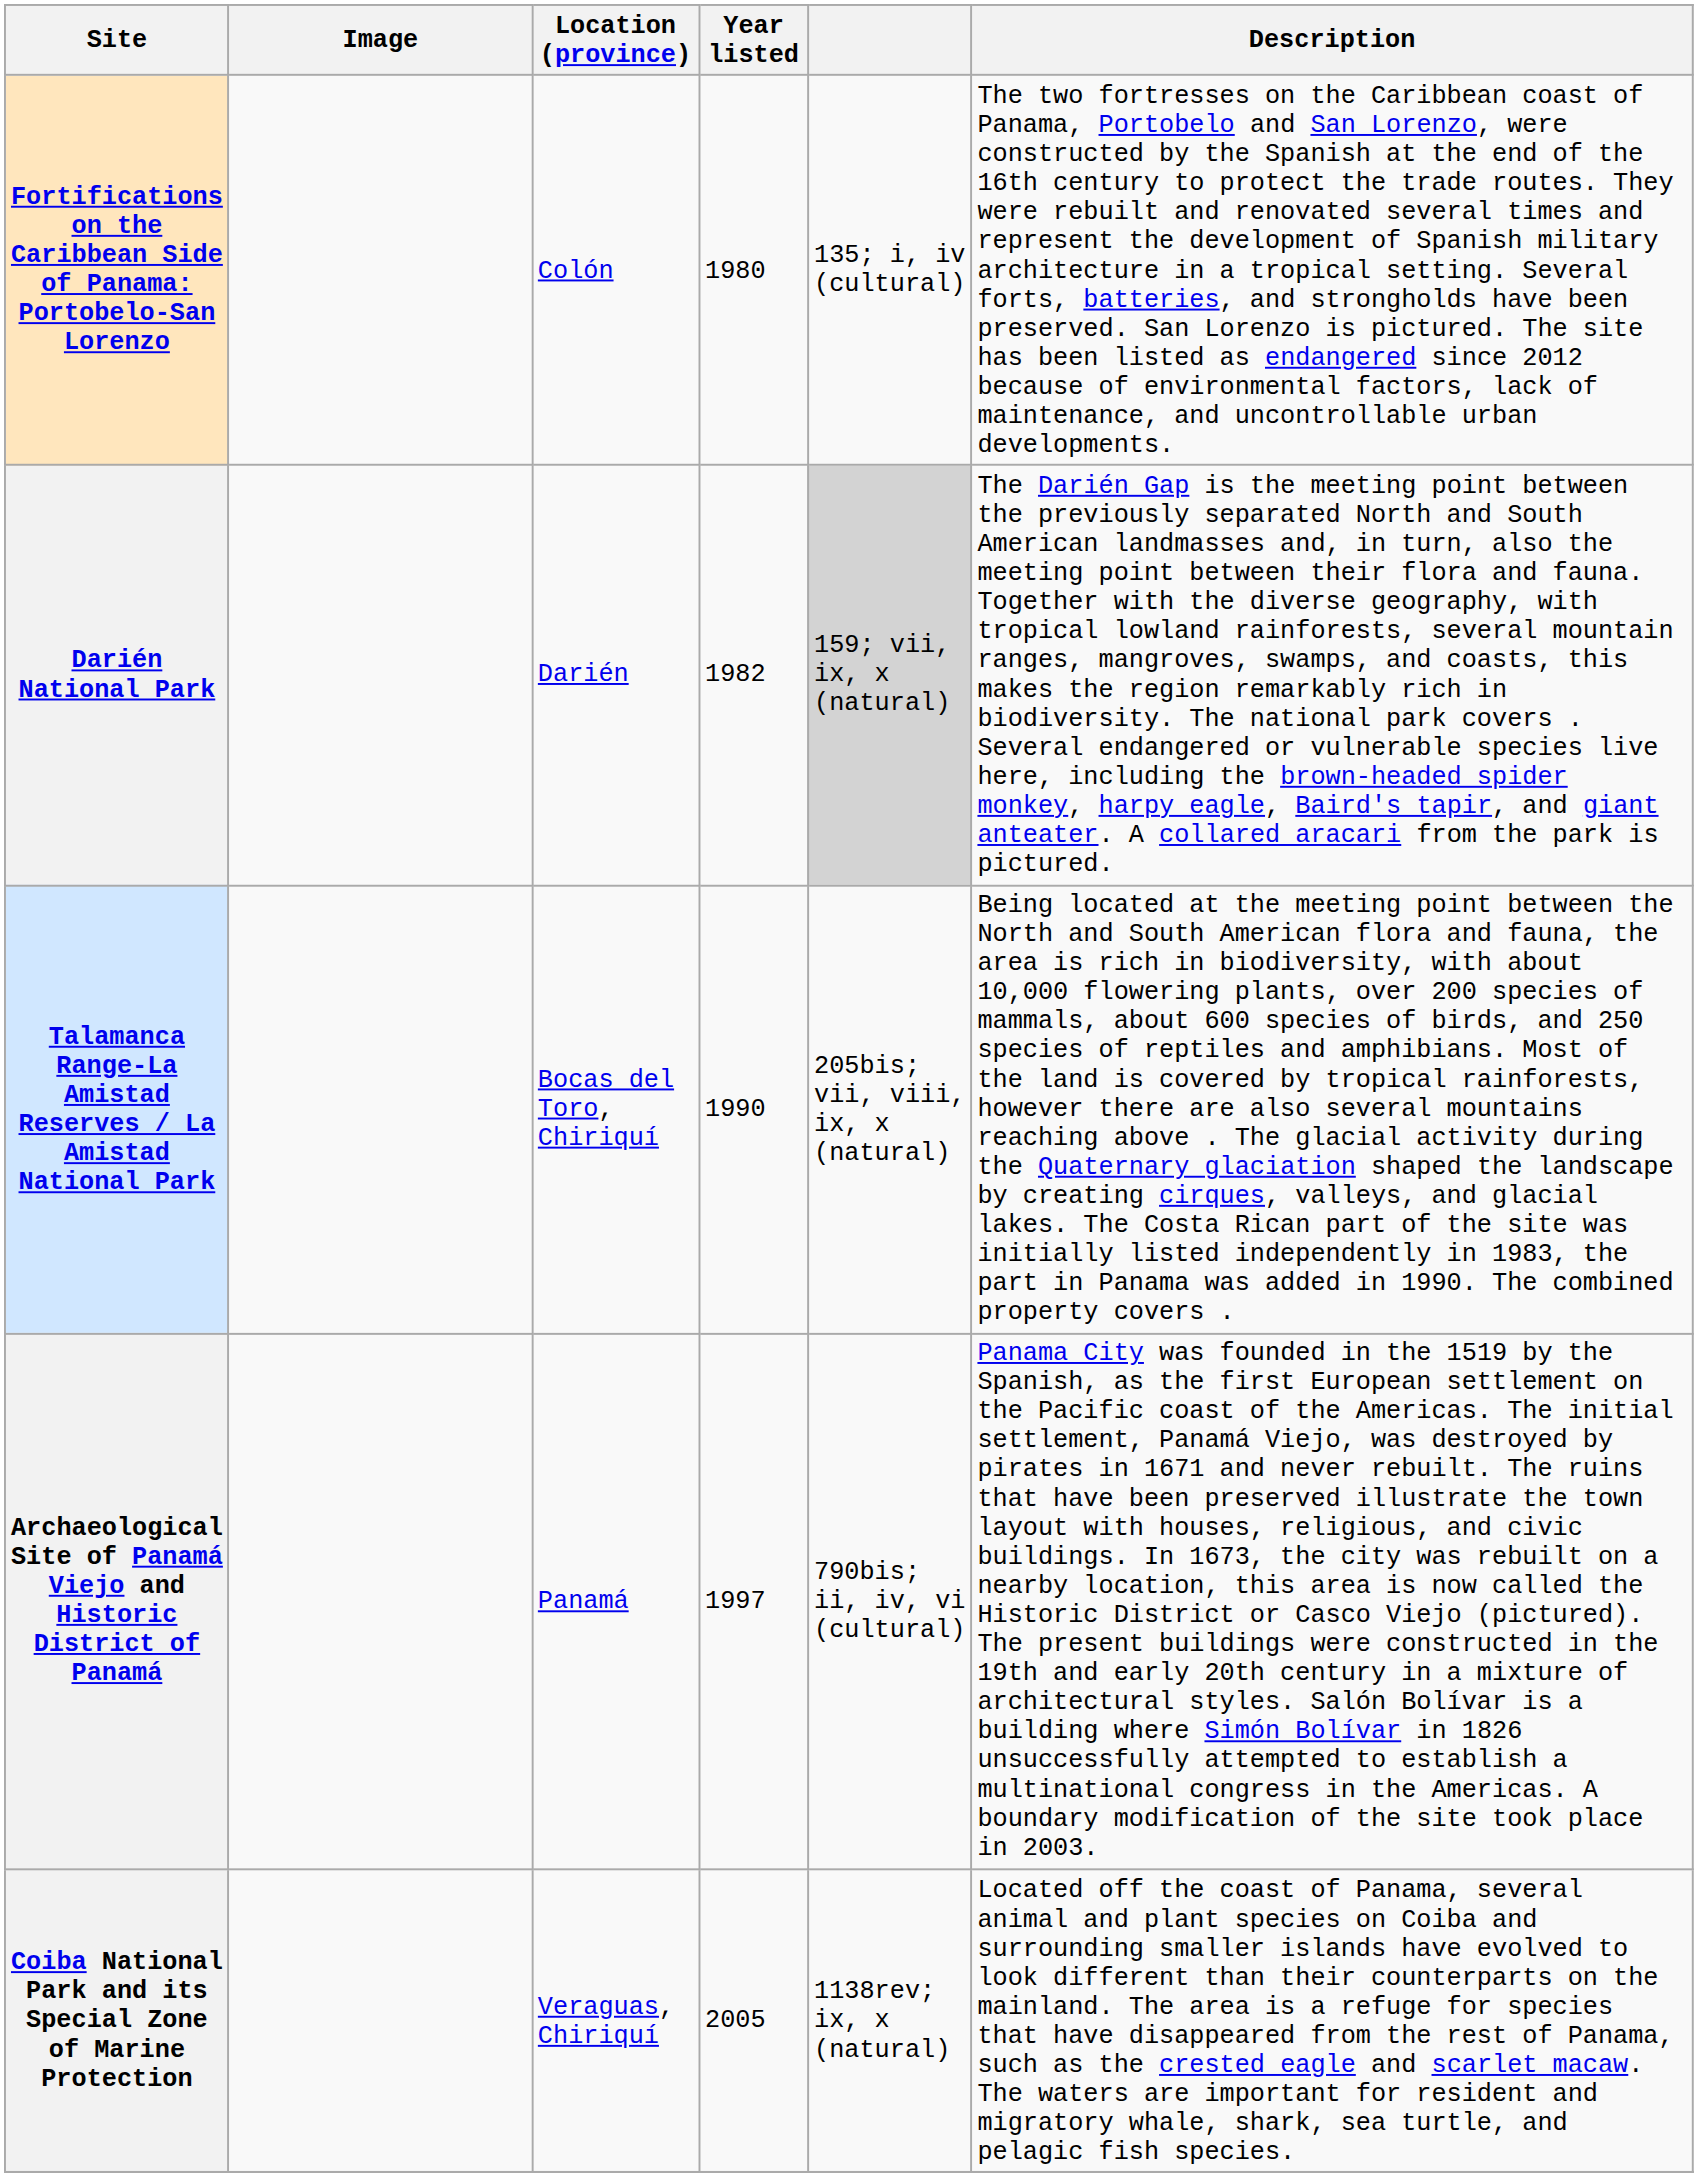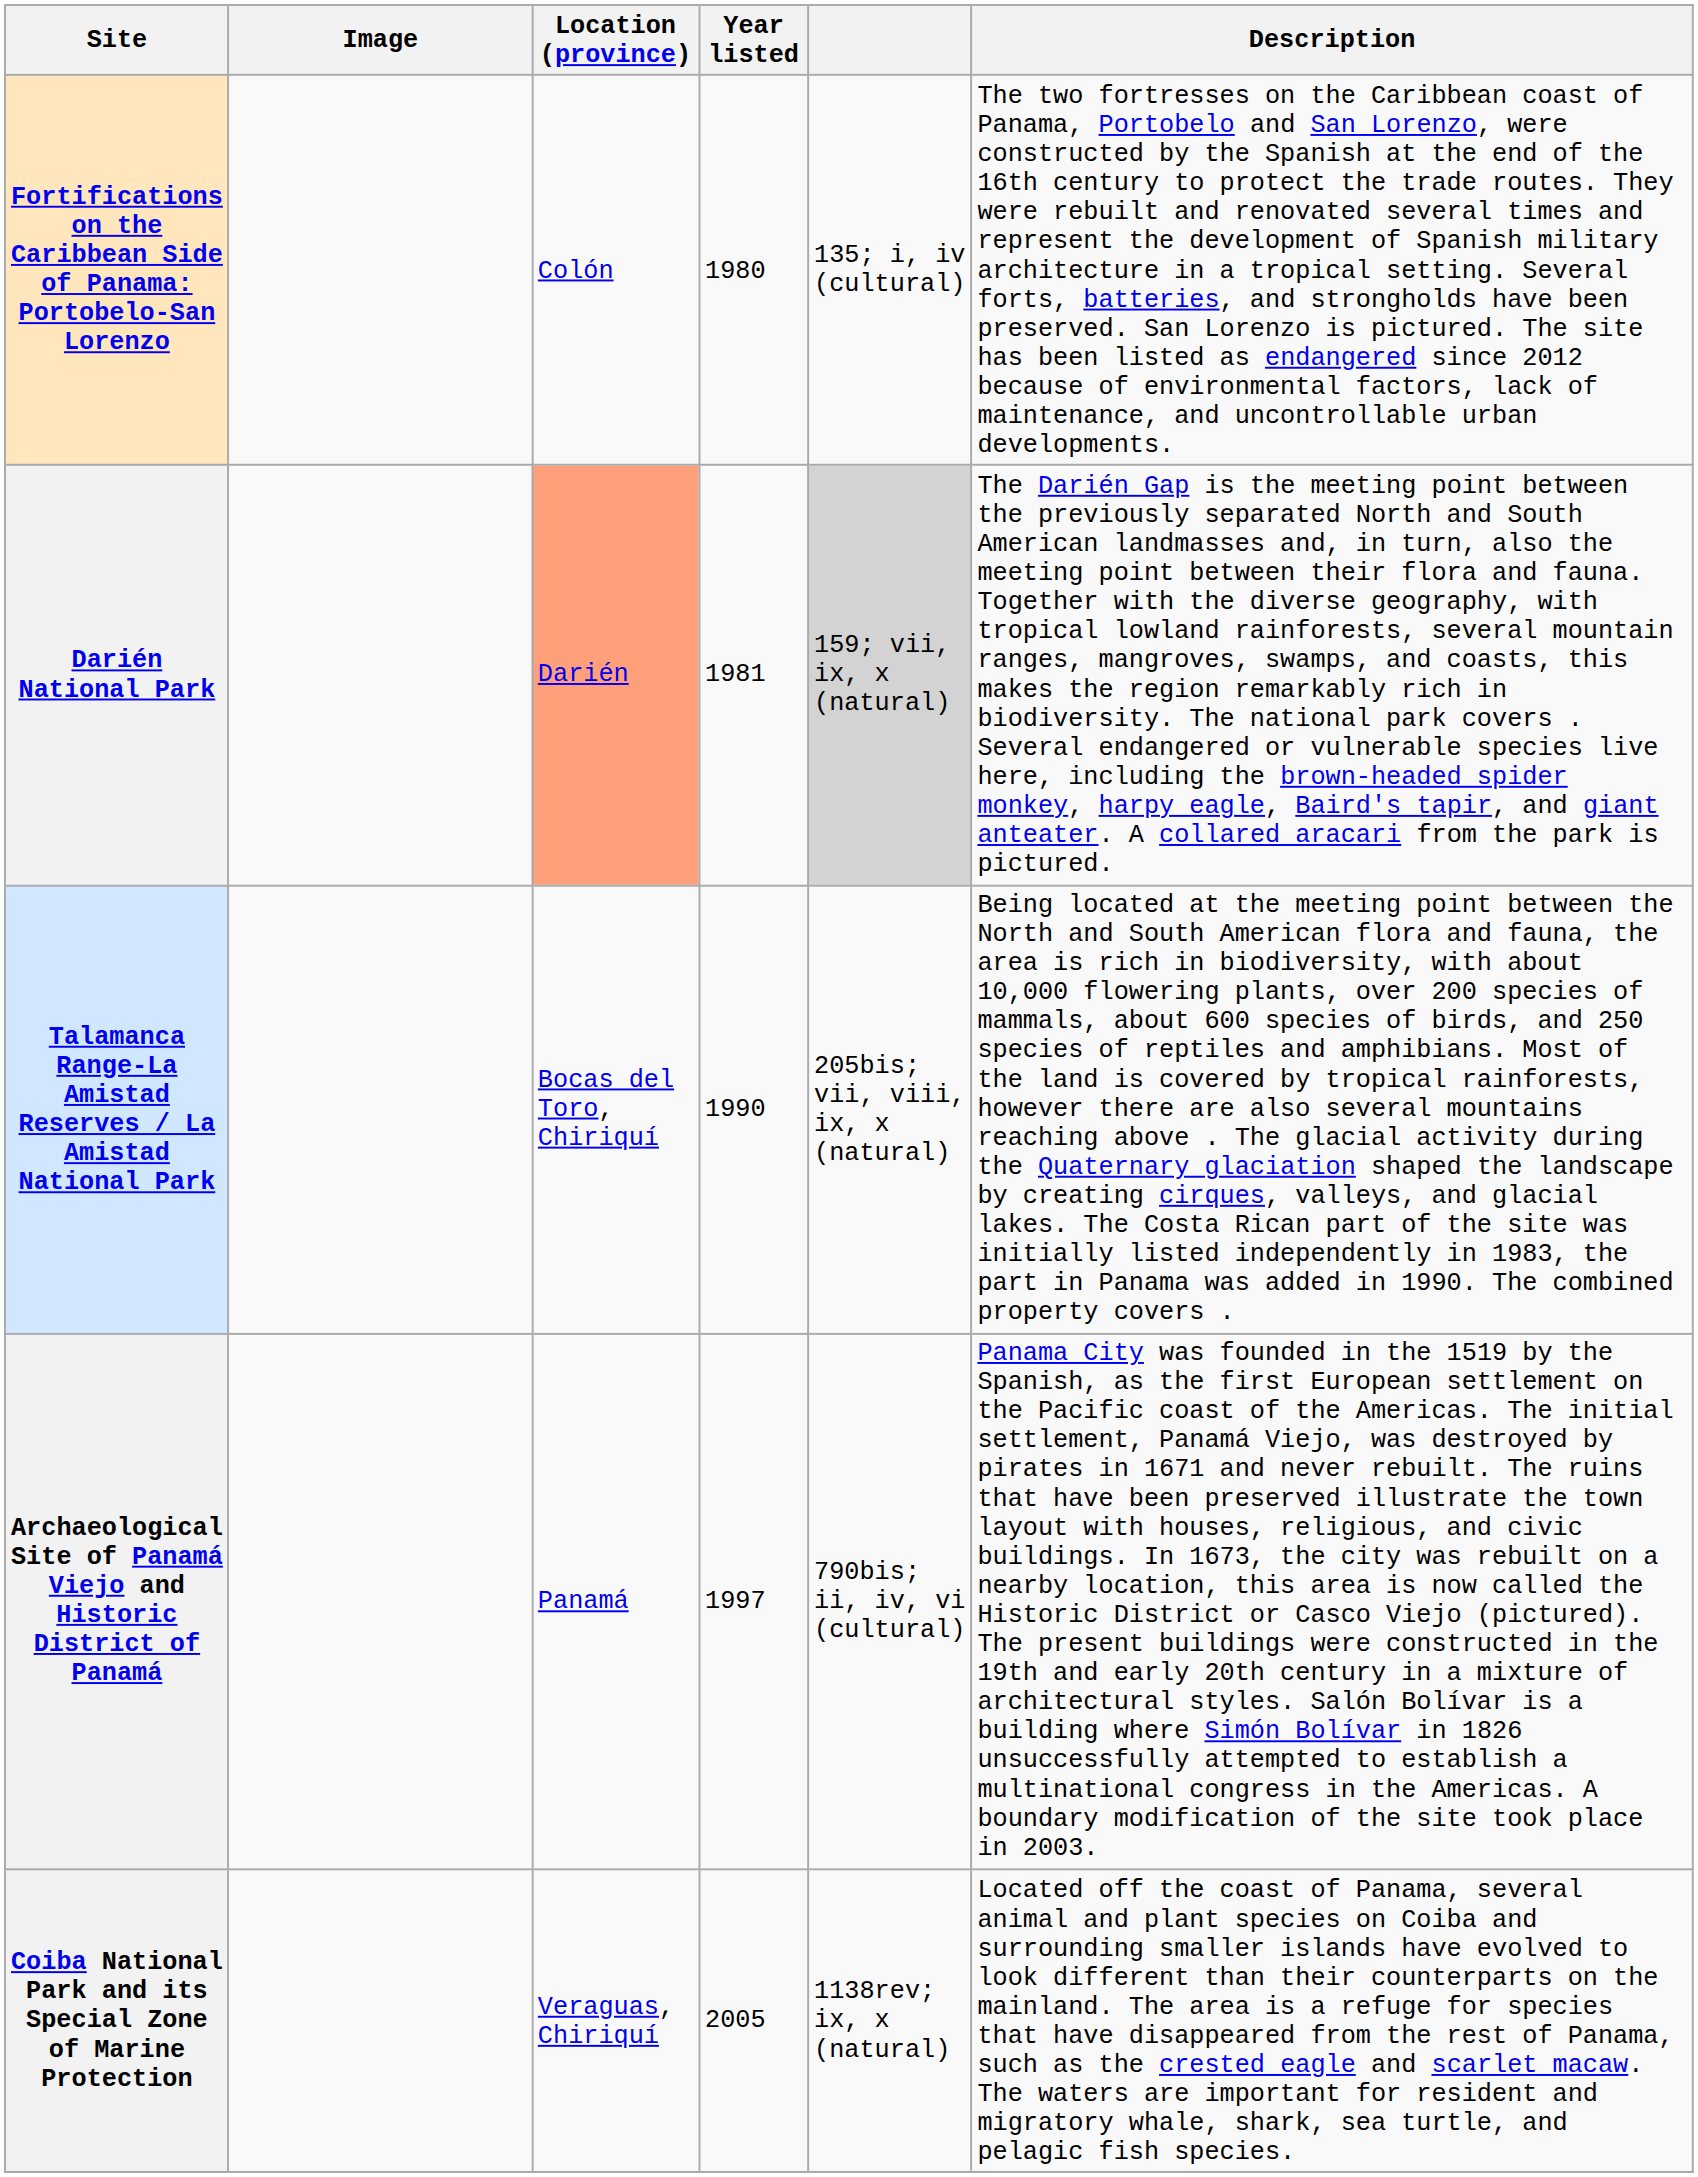(583, 675) no background -> (583, 675) lightsalmon background
(735, 675) 1982 -> (735, 675) 1981
